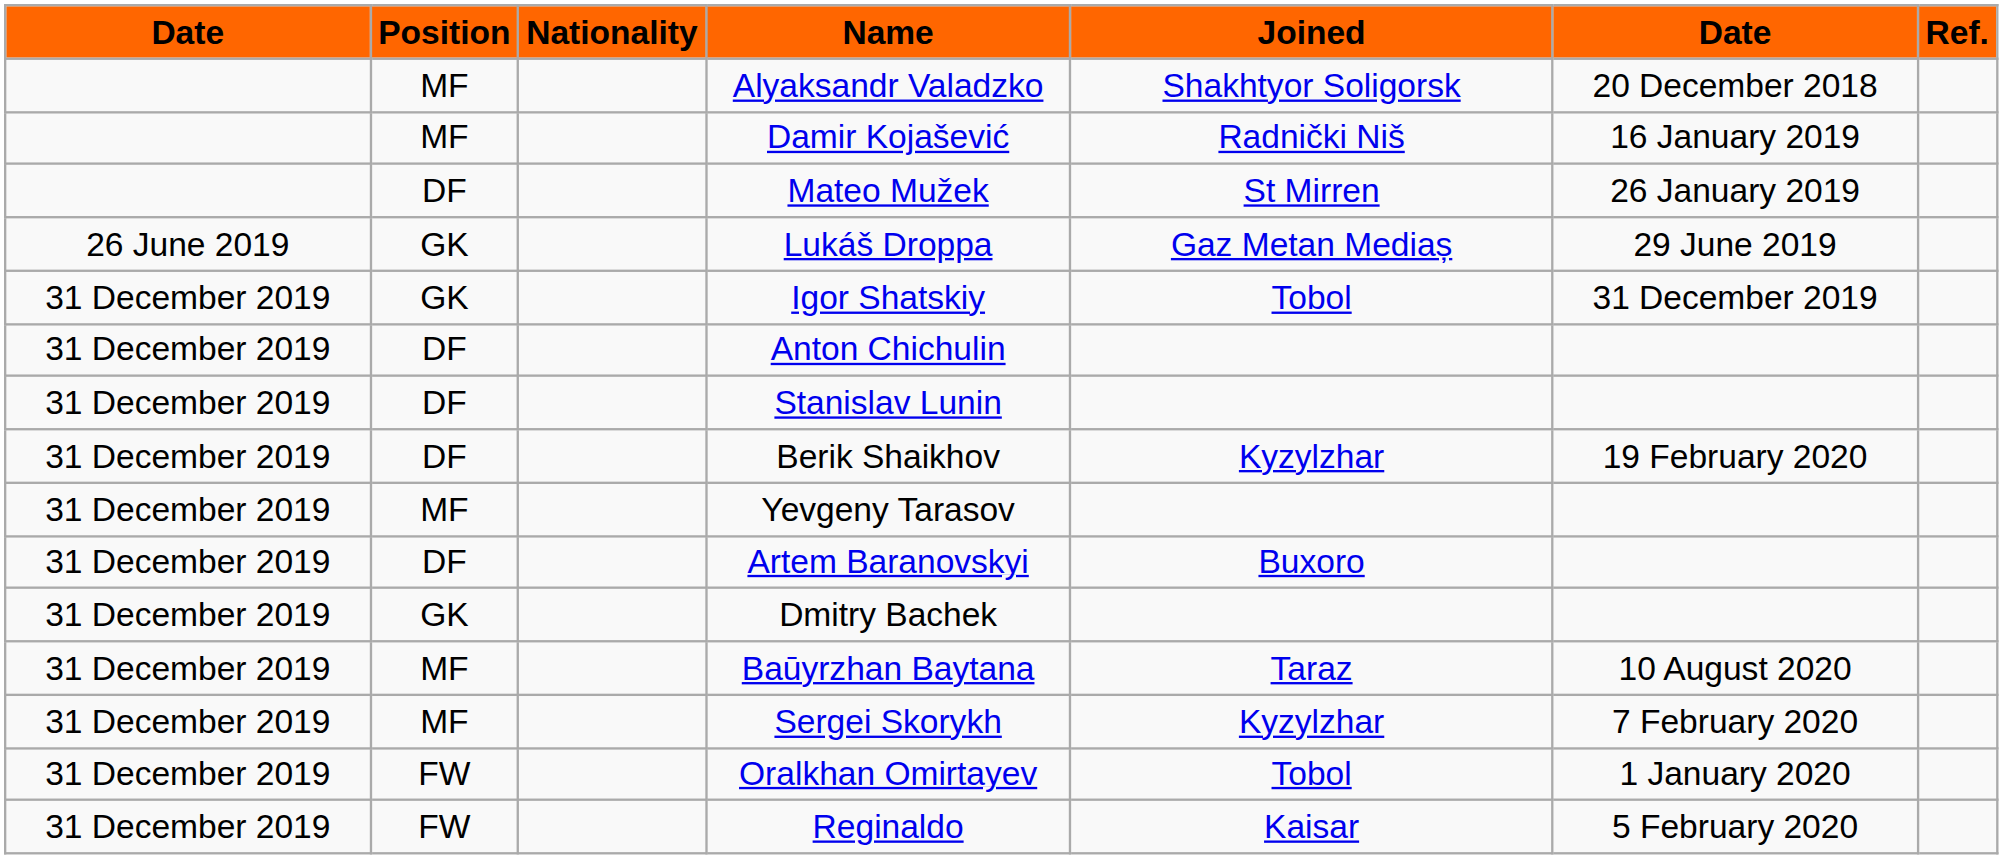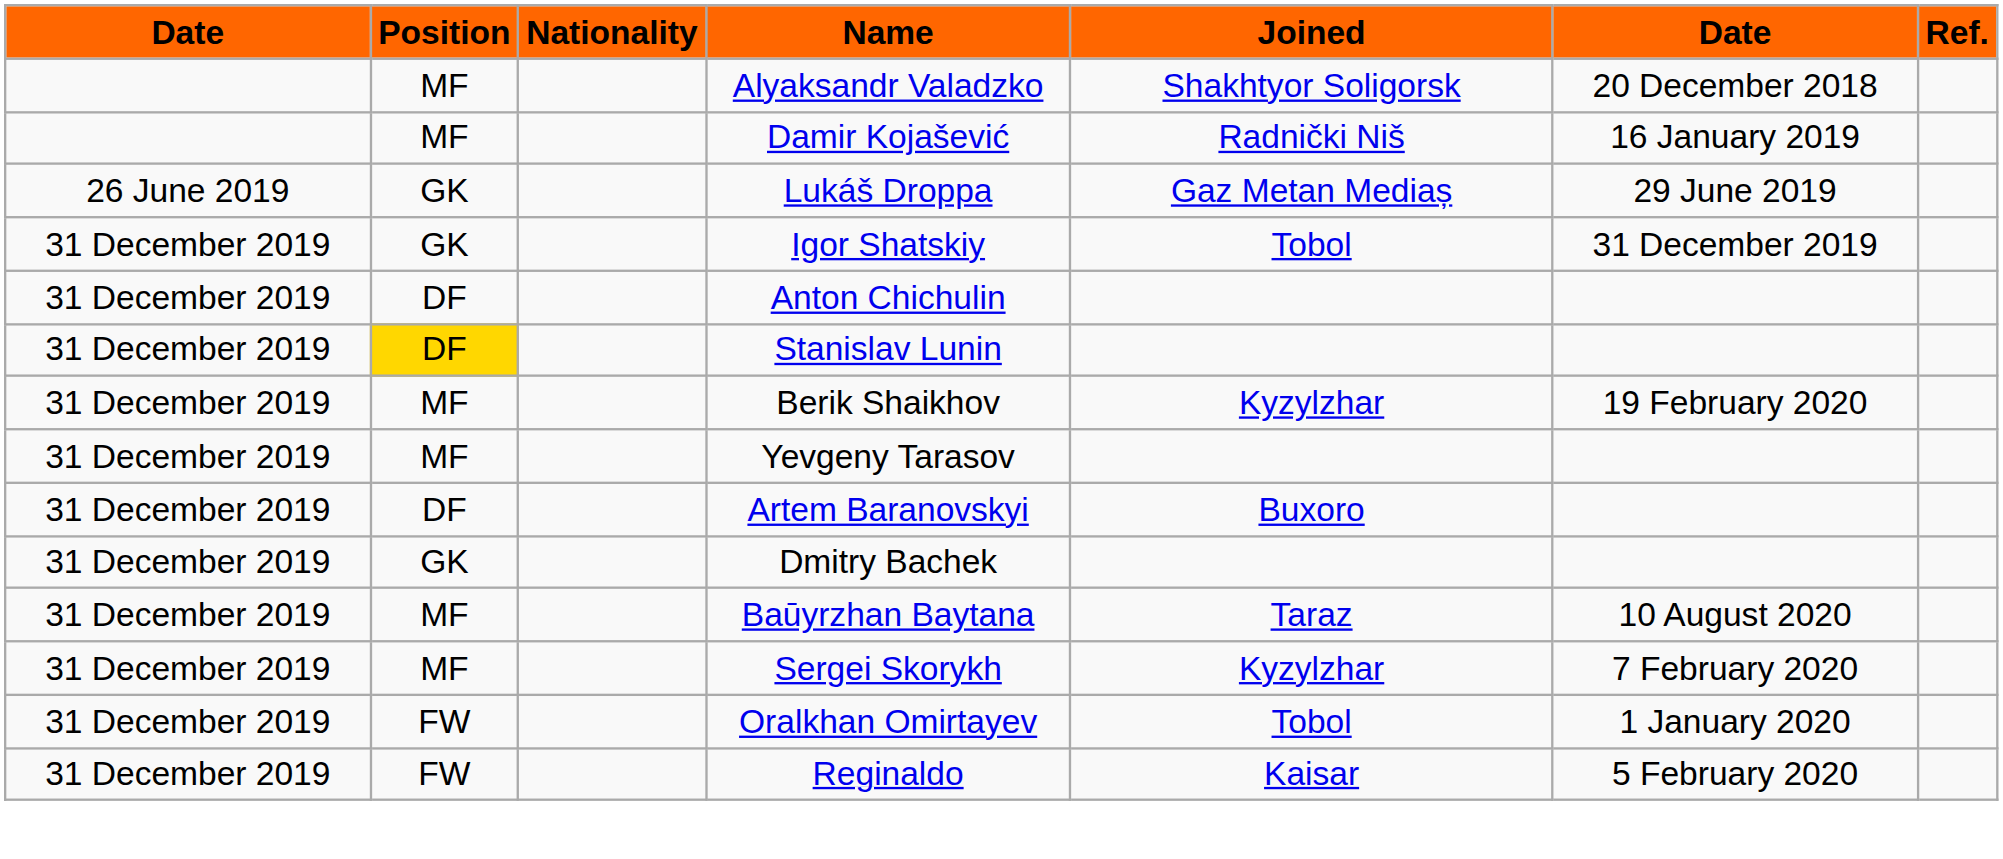- row: (888, 191)
(444, 403) no background -> (444, 350) gold background
(444, 456) DF -> (444, 403) MF
